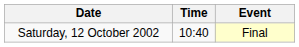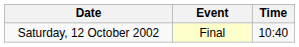columns swapped: (194, 13) <-> (255, 13)
